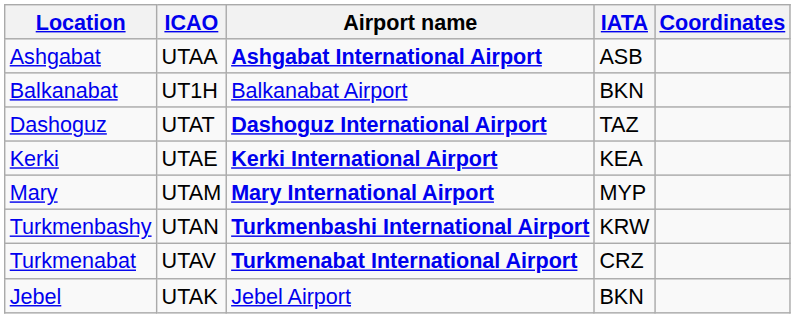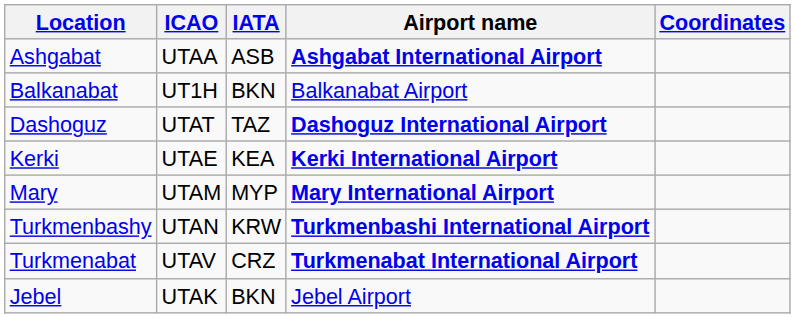columns swapped: (624, 22) <-> (410, 22)
